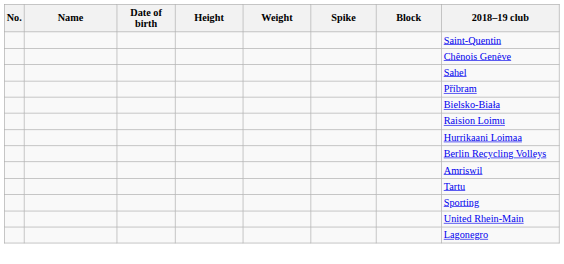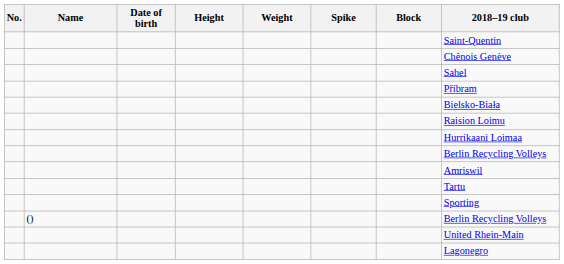+ row: (14, 219)
